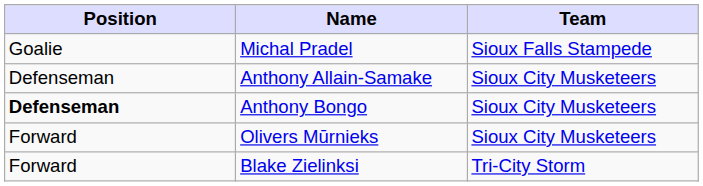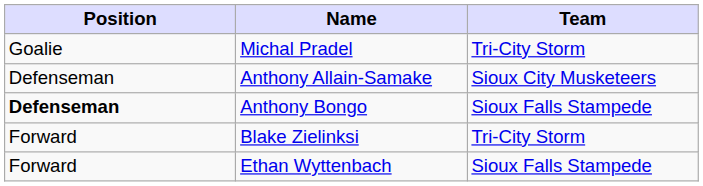(562, 48) Sioux Falls Stampede -> (528, 48) Tri-City Storm
(564, 107) Sioux City Musketeers -> (562, 107) Sioux Falls Stampede
- row: (309, 136)
+ row: (316, 166)
